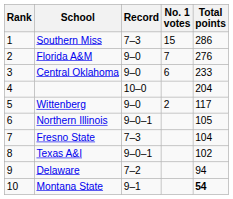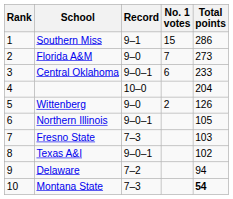(132, 40) 7–3 -> (132, 40) 9–1
(204, 56) 276 -> (204, 56) 273
(132, 72) 9–0 -> (138, 72) 9–0–1
(203, 105) 117 -> (204, 105) 126
(204, 137) 104 -> (204, 137) 103
(132, 186) 9–1 -> (132, 186) 7–3
